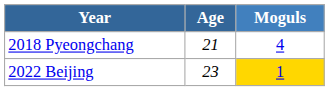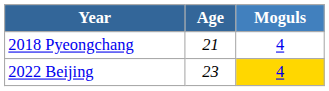(280, 72) 1 -> (280, 72) 4
